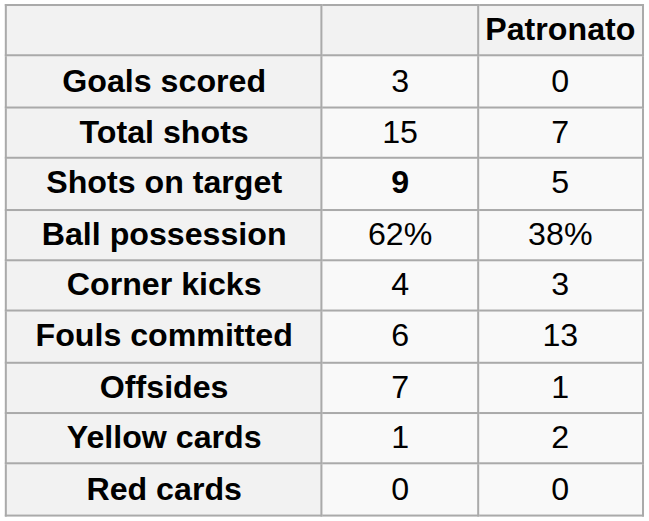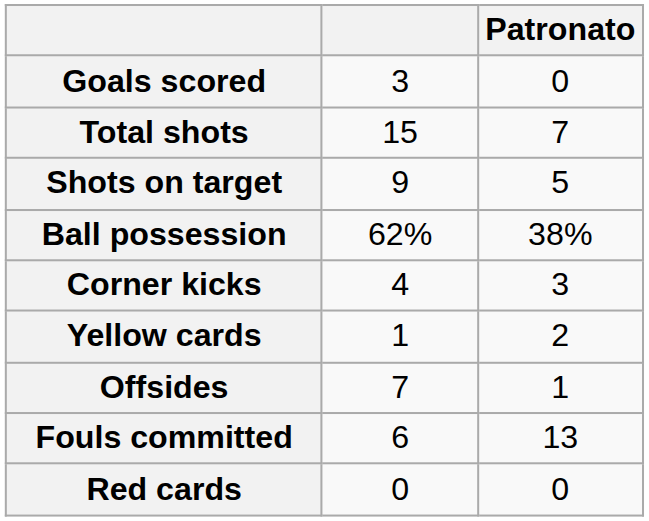(400, 183) bold -> (400, 183) normal
rows swapped: (164, 336) <-> (164, 438)
